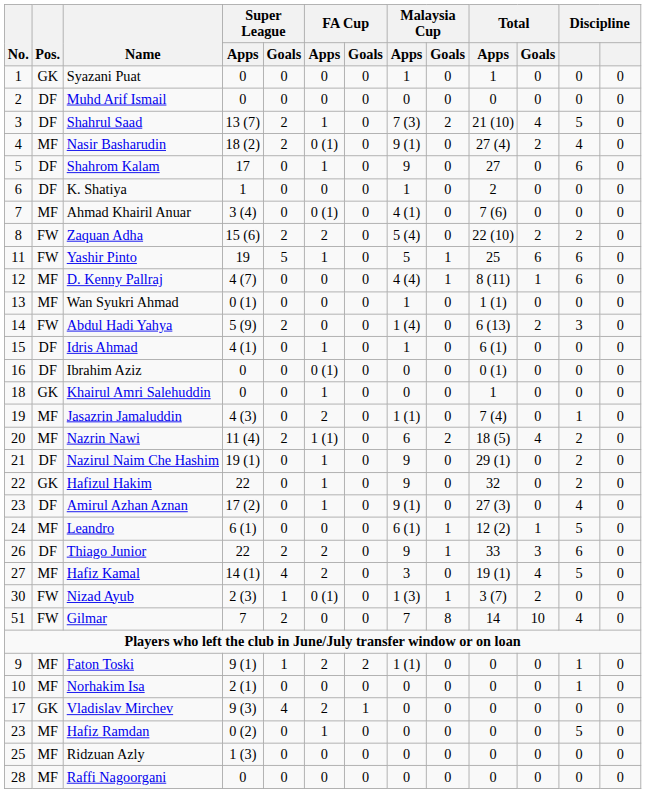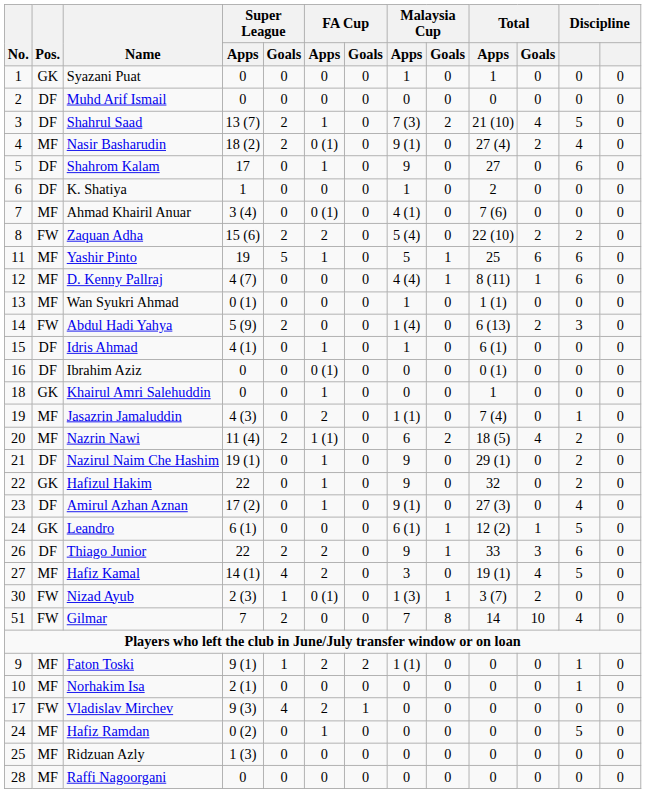(48, 257) FW -> (48, 257) MF
(48, 528) MF -> (48, 528) GK
(48, 709) GK -> (48, 709) FW
(18, 731) 23 -> (18, 731) 24
